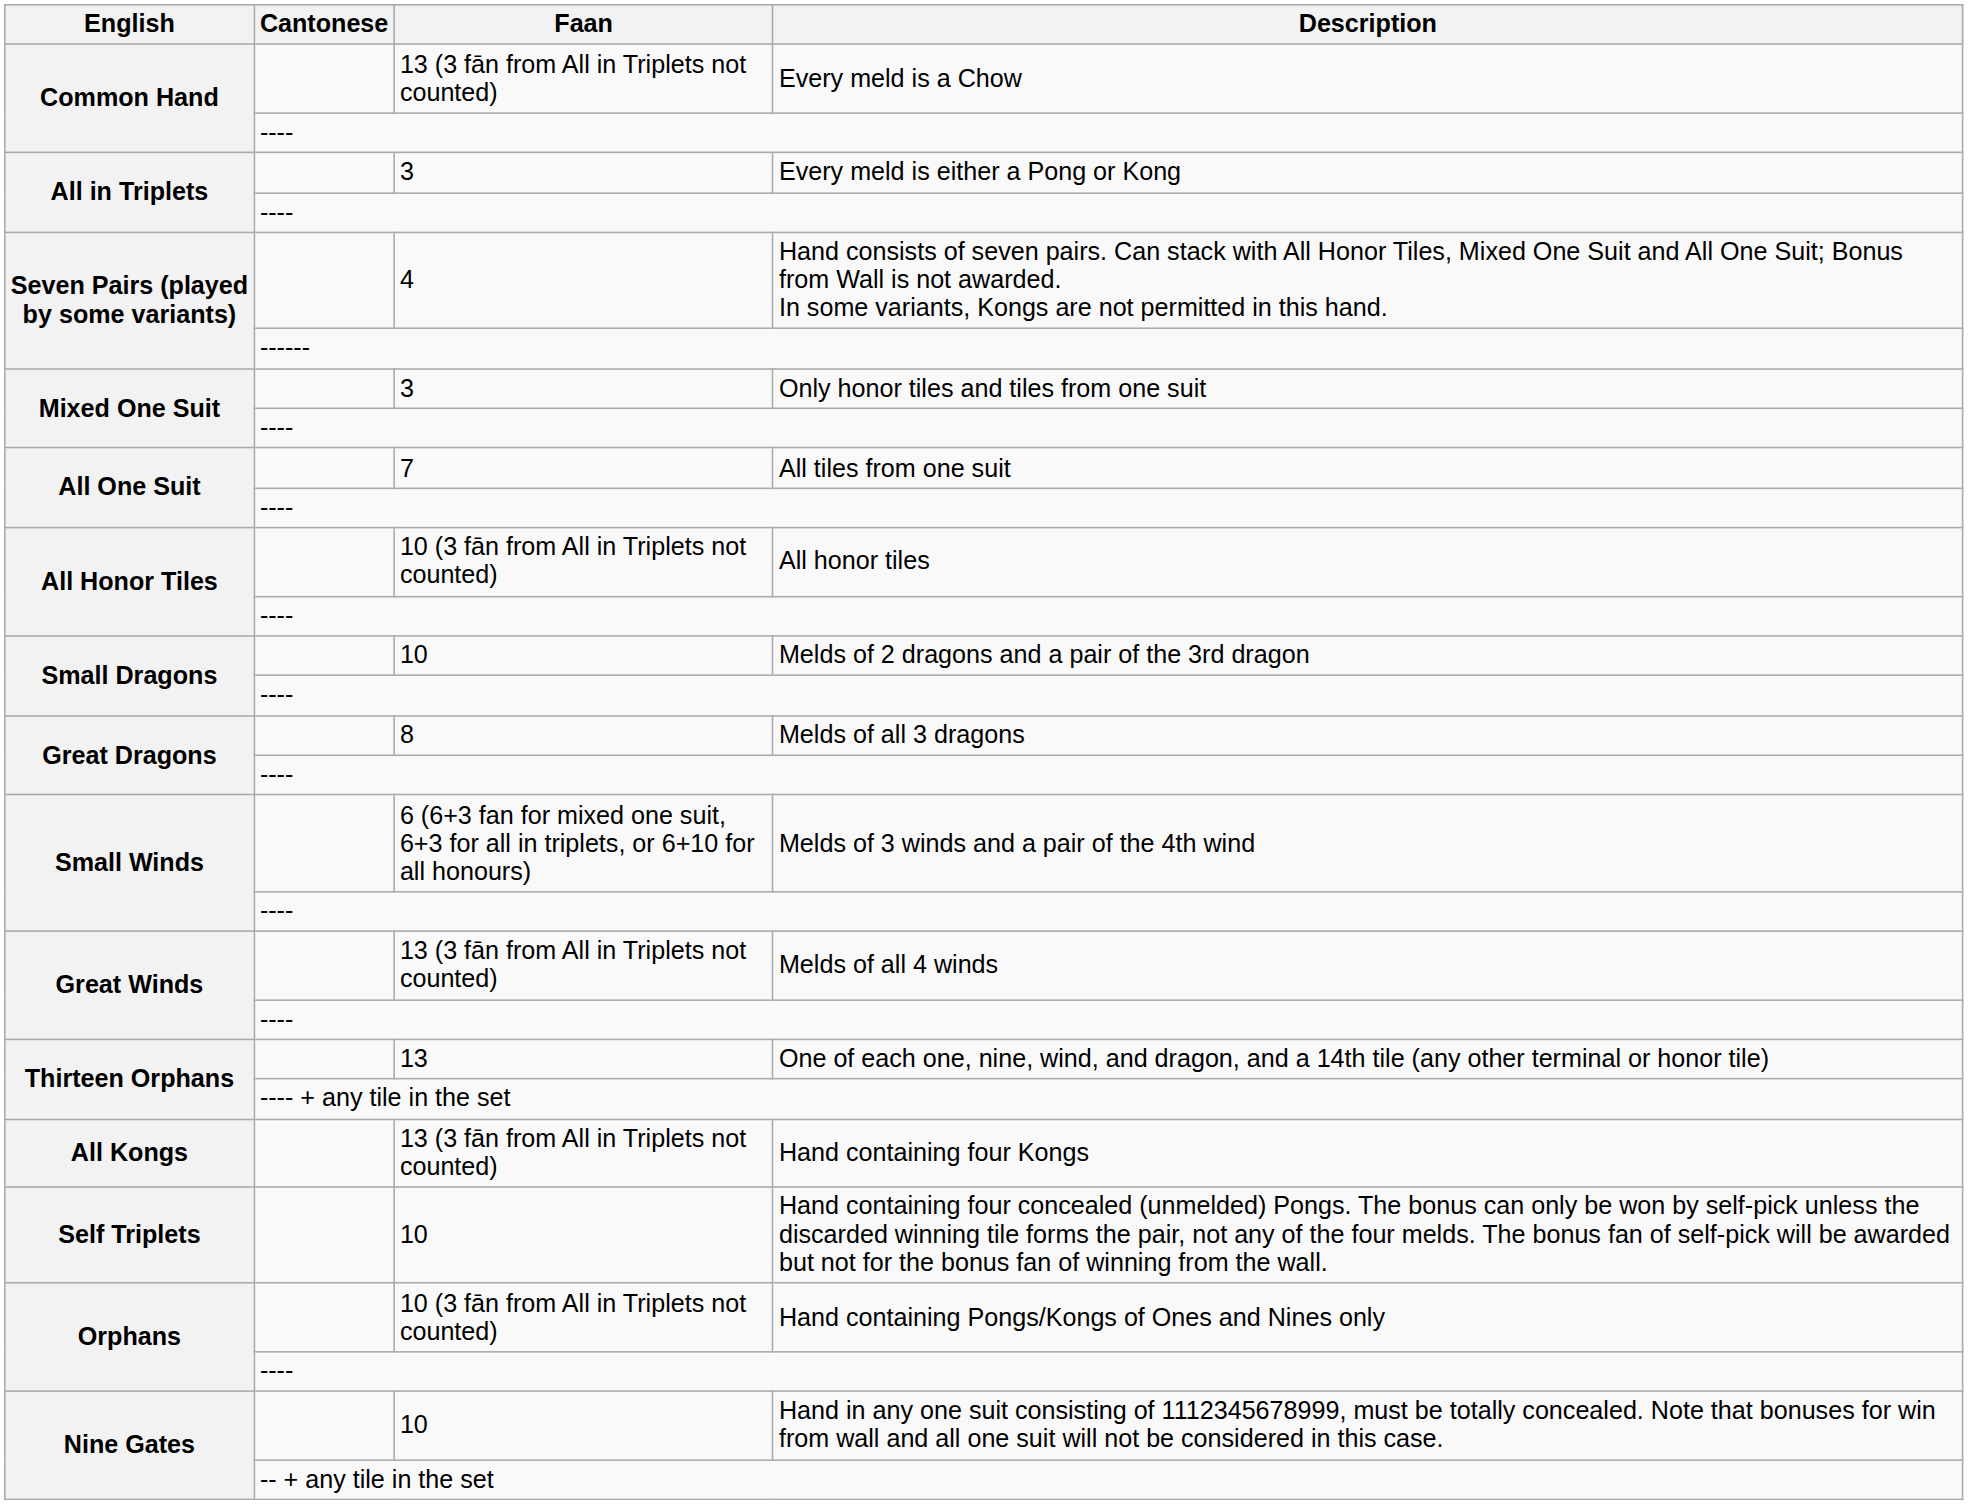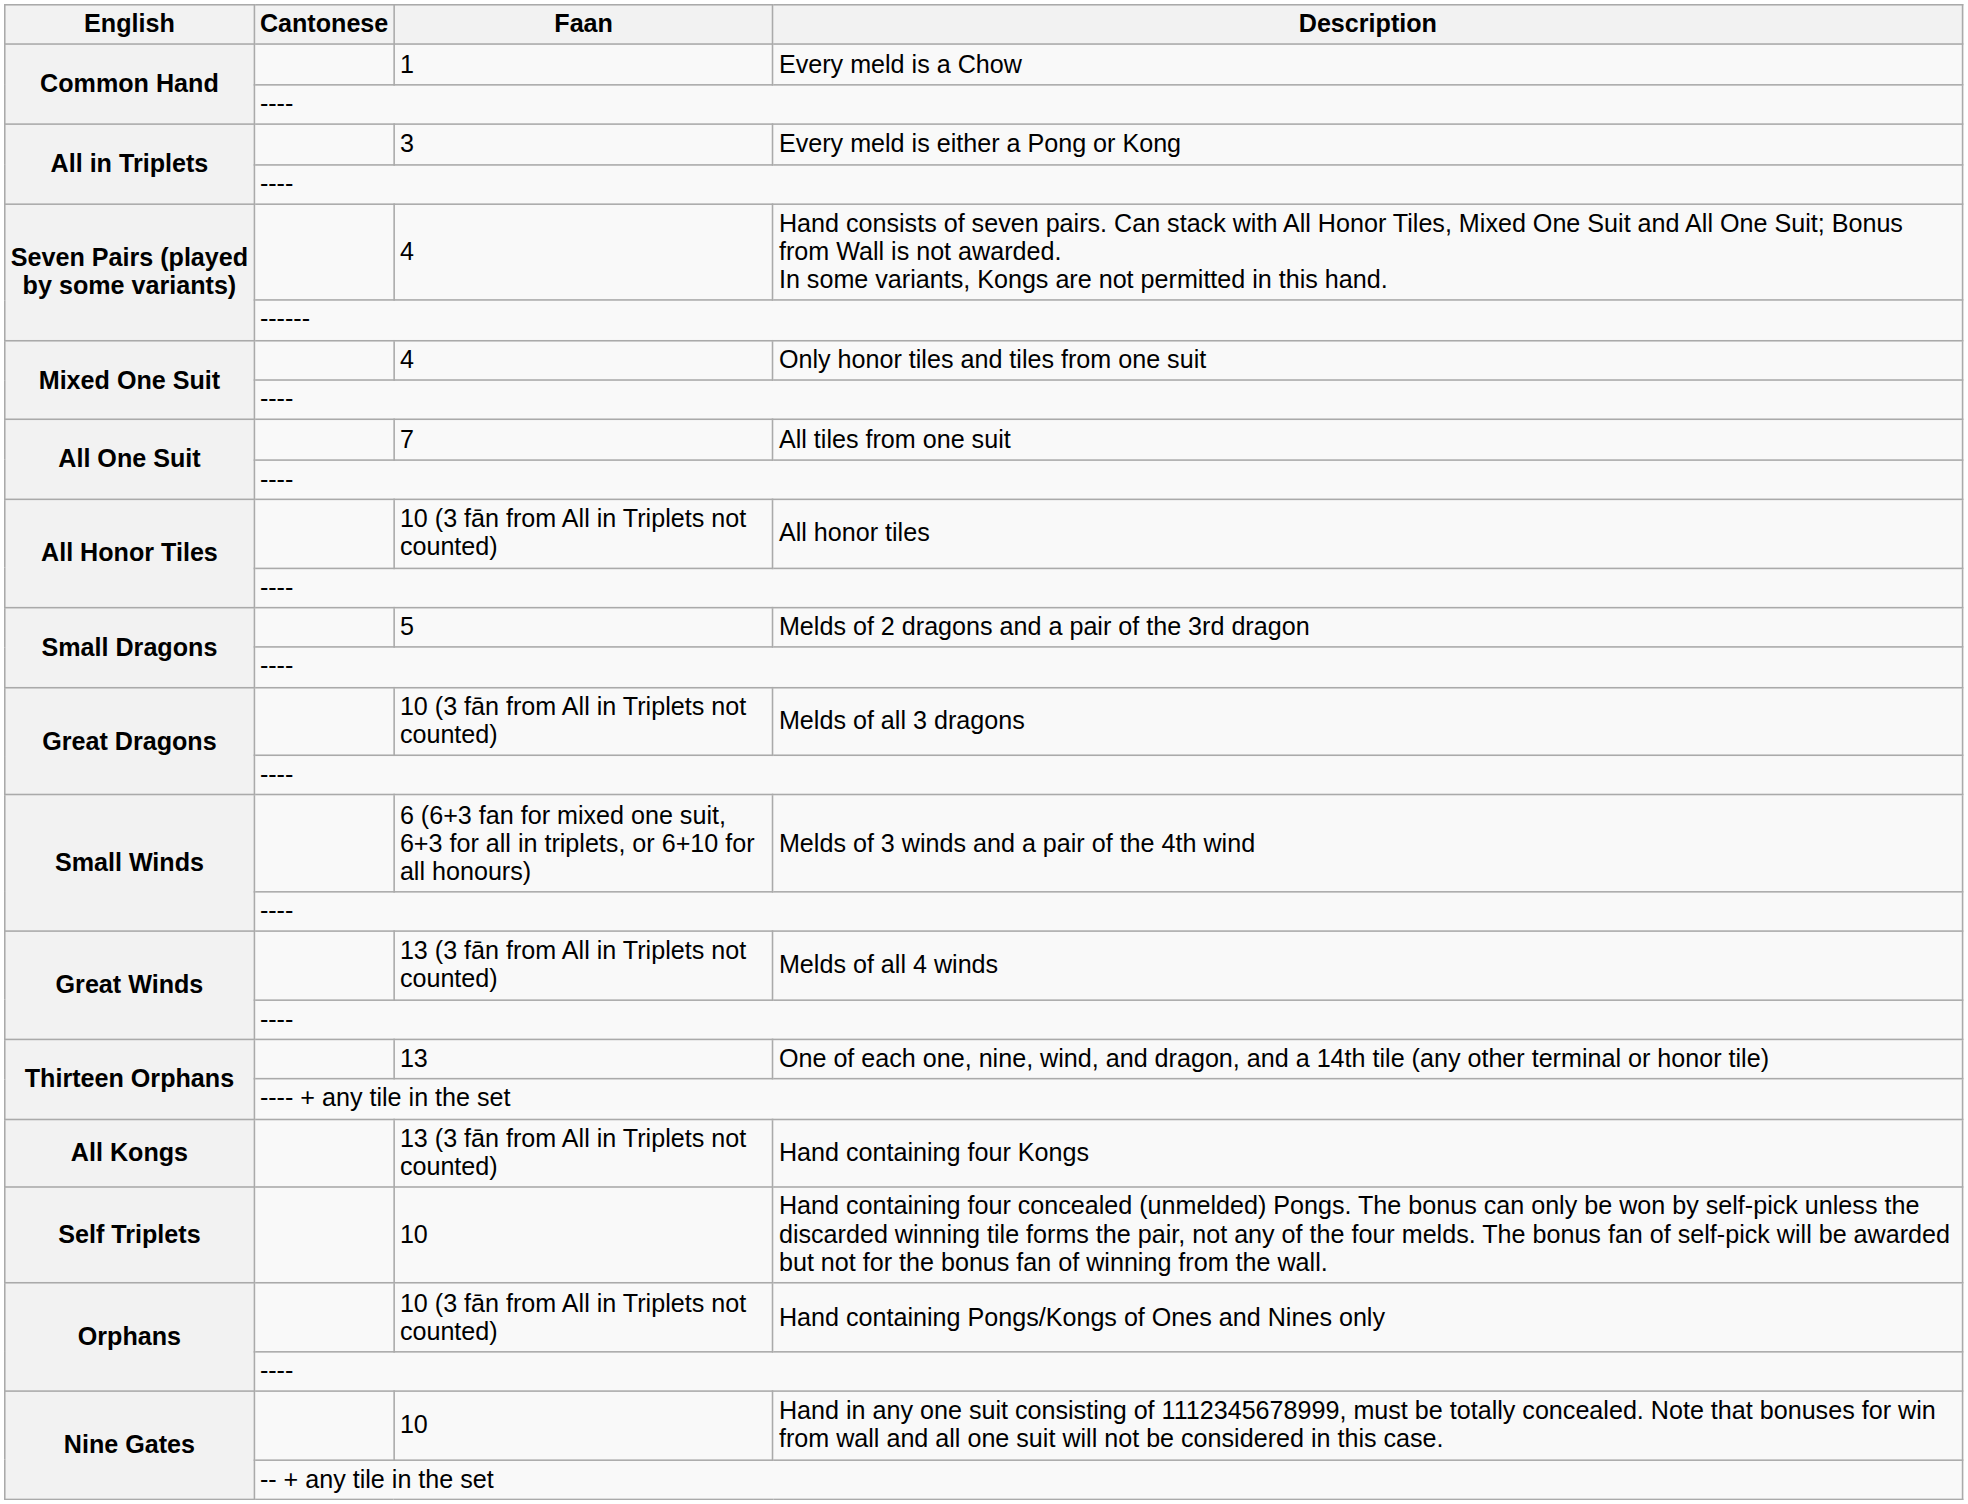(573, 78) 13 (3 fān from All in Triplets not counted) -> (407, 64) 1
(407, 388) 3 -> (407, 359) 4
(414, 655) 10 -> (407, 627) 5
(407, 735) 8 -> (573, 720) 10 (3 fān from All in Triplets not counted)
